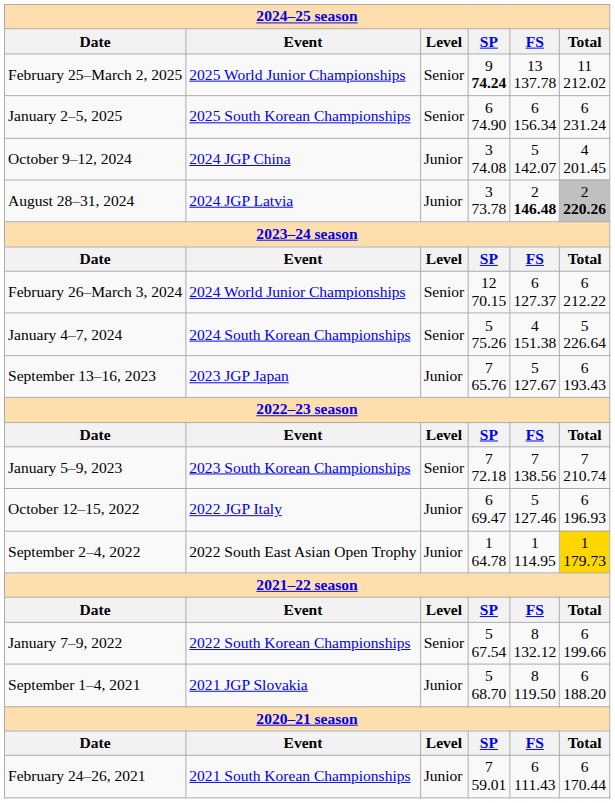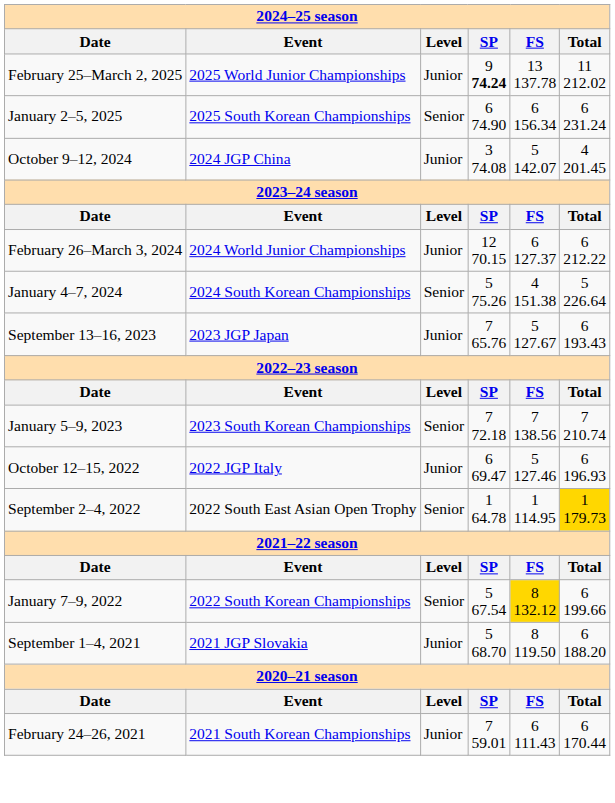(444, 74) Senior -> (443, 74) Junior
- row: (71, 200)
(444, 292) Senior -> (443, 250) Junior
(443, 551) Junior -> (444, 509) Senior
(535, 643) no background -> (535, 601) gold background
